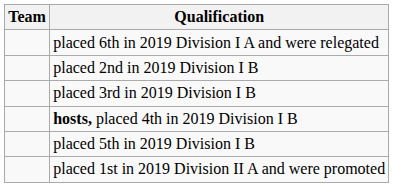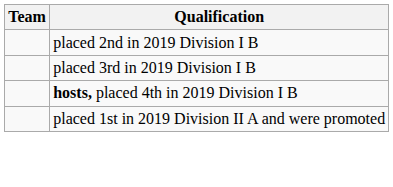- row: (216, 42)
- row: (154, 144)
